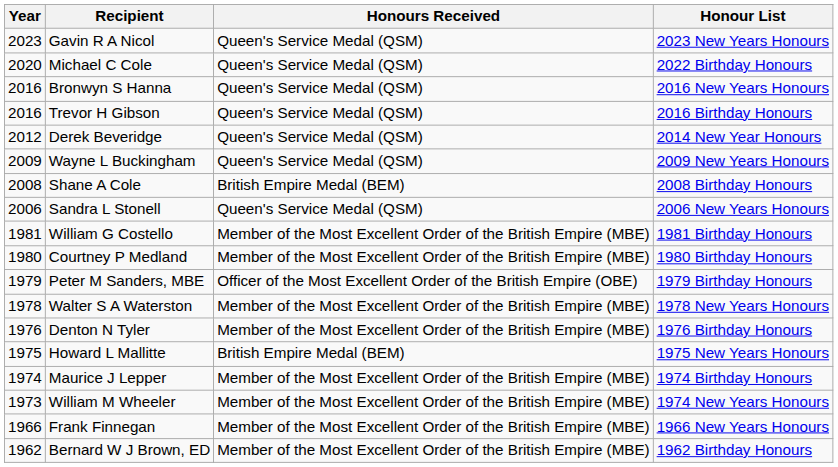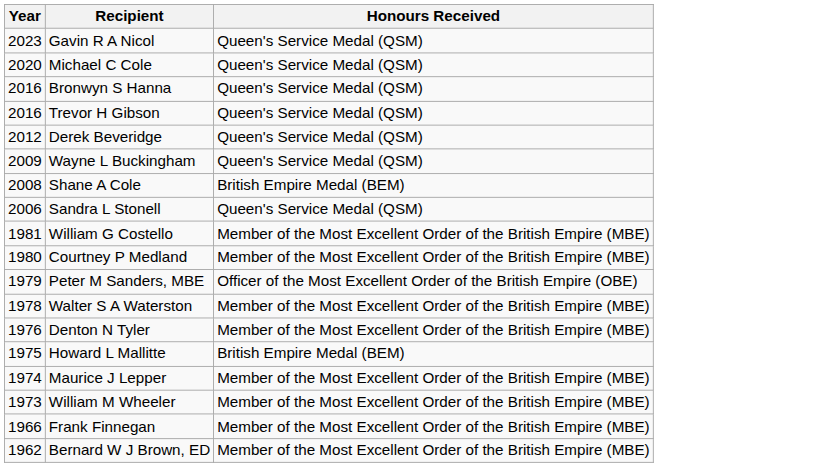- column: (743, 16)
